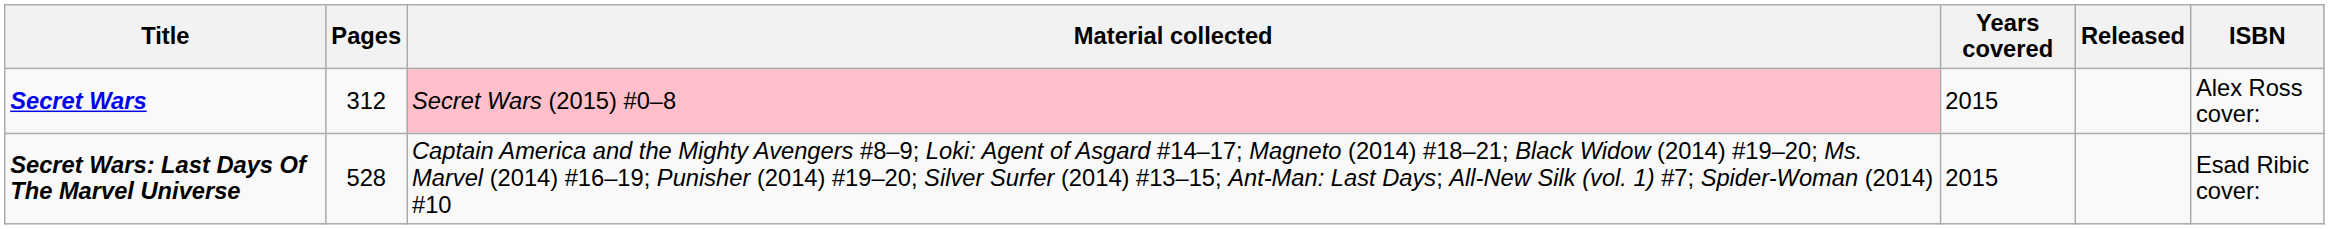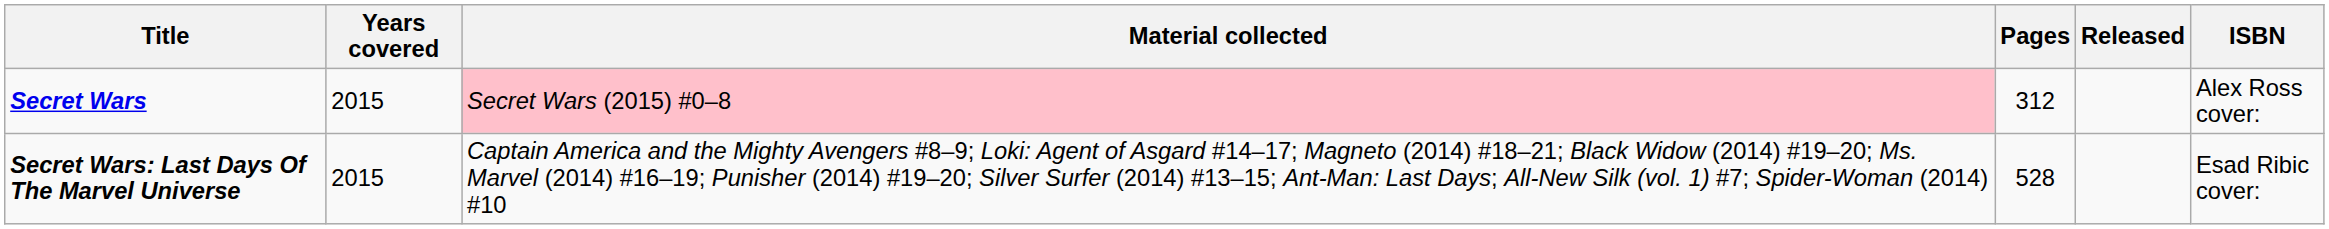columns swapped: (2008, 36) <-> (366, 36)
